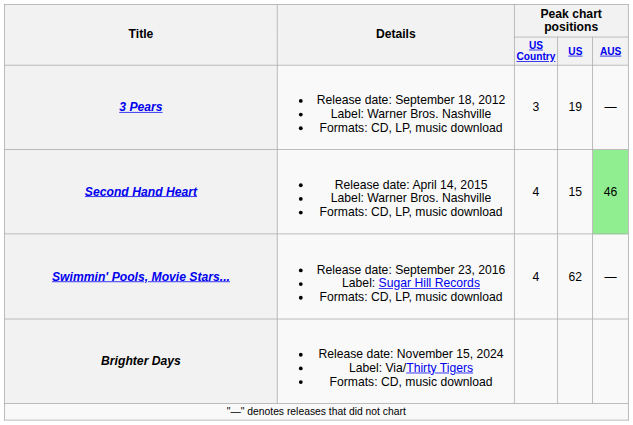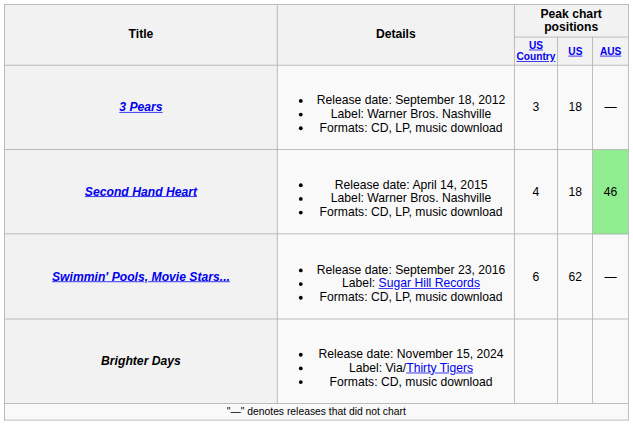(575, 107) 19 -> (575, 107) 18
(575, 192) 15 -> (575, 192) 18
(536, 276) 4 -> (536, 276) 6
